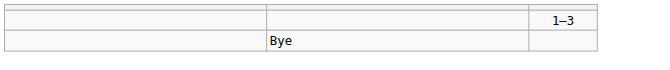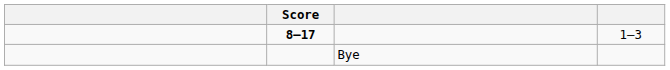+ column: (301, 15)
